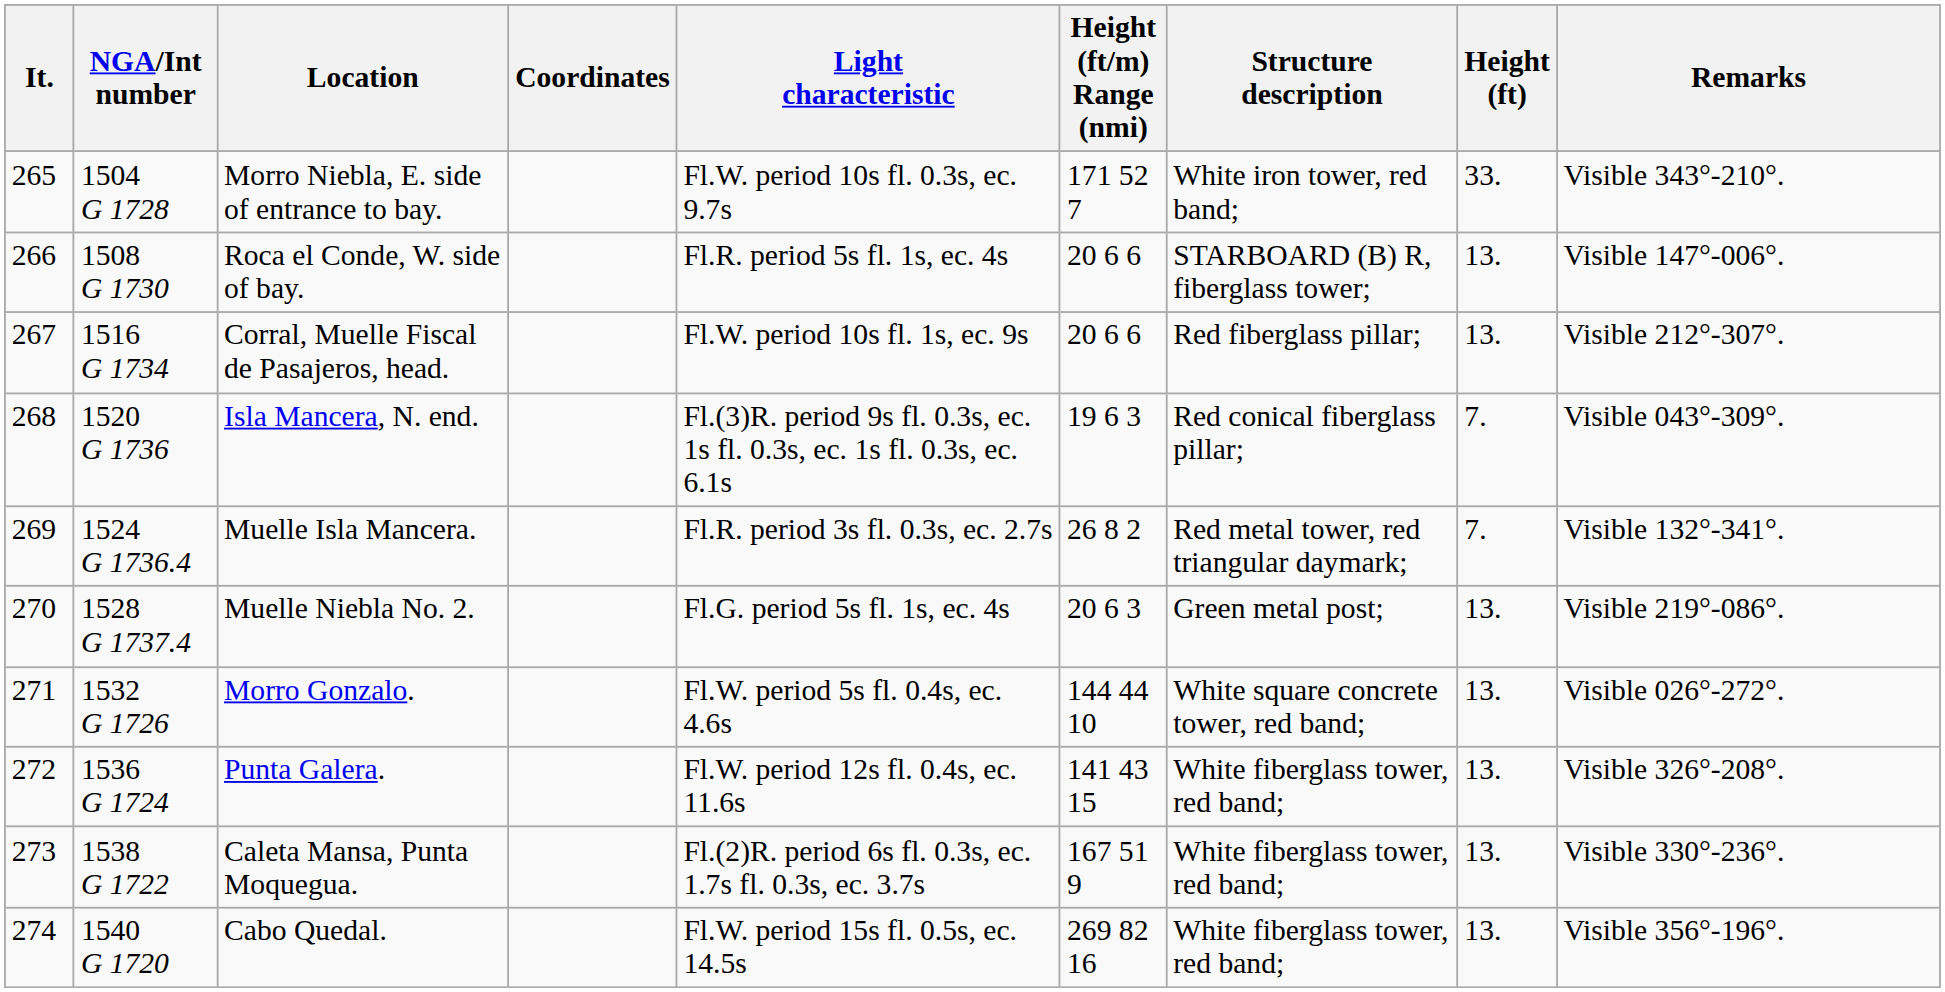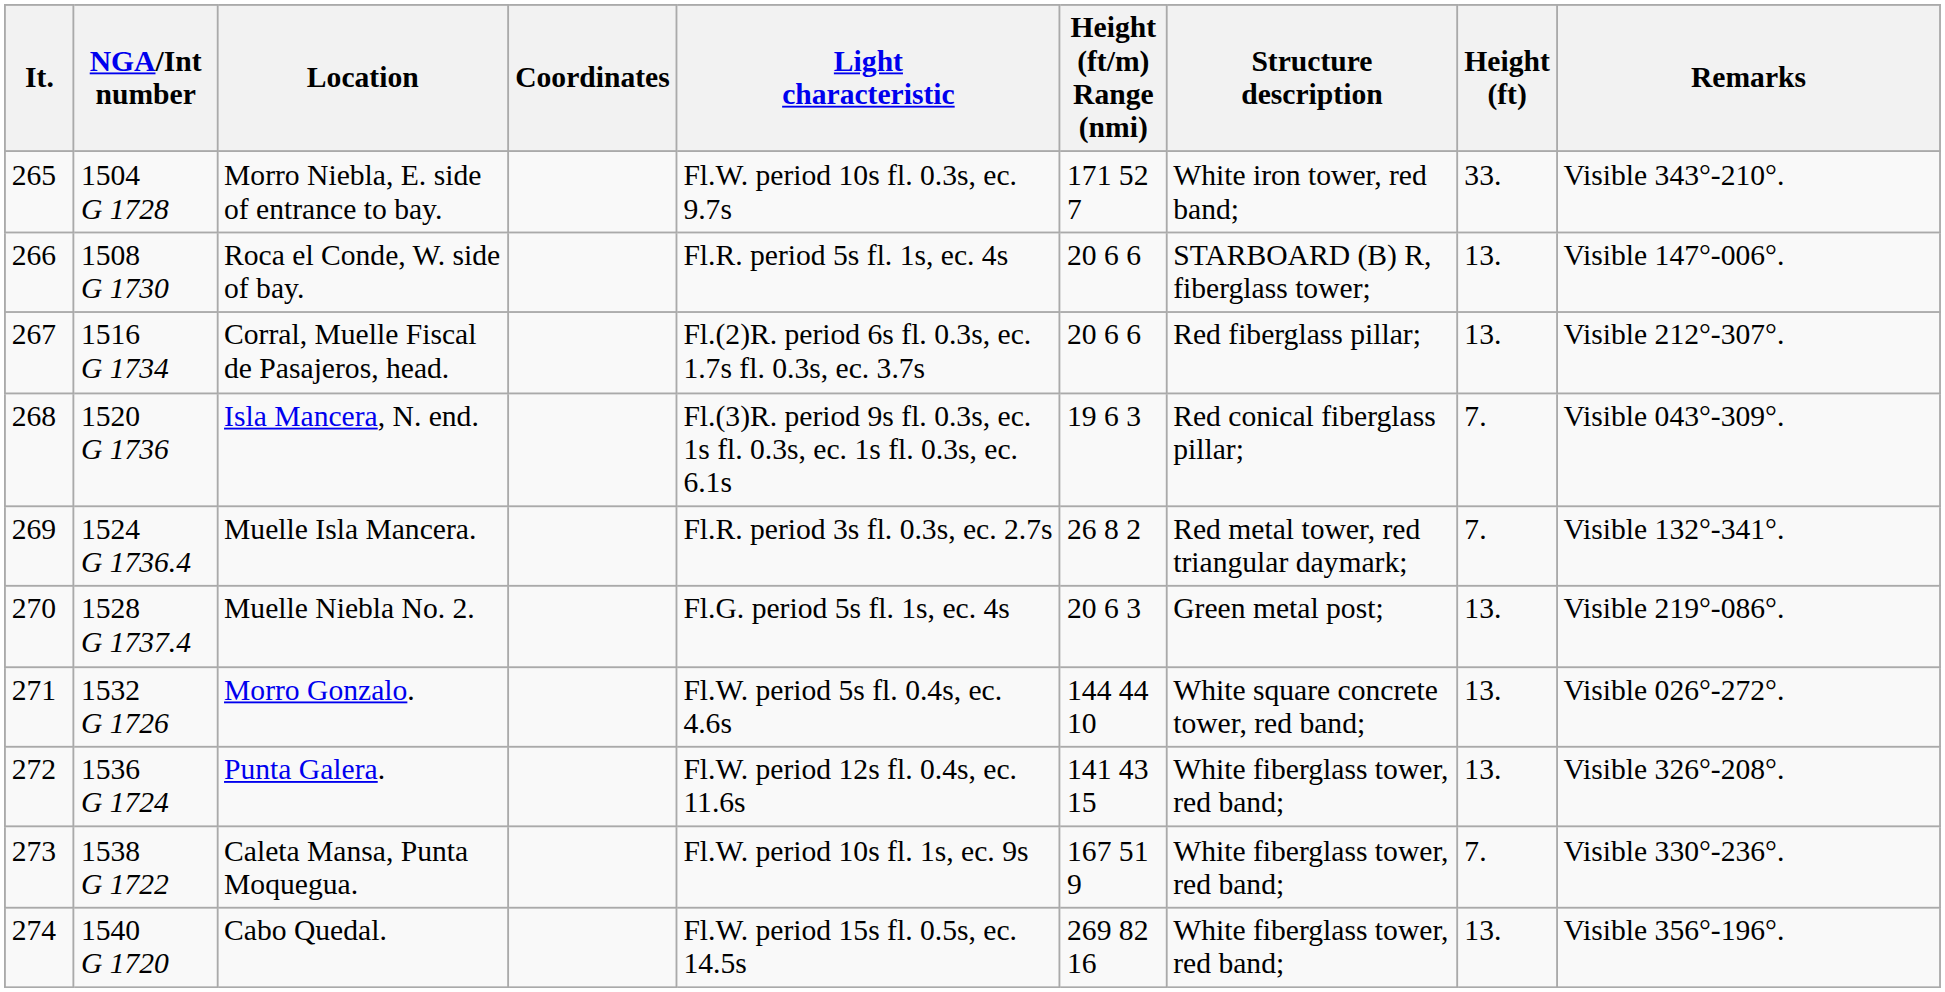(856, 335) Fl.W. period 10s fl. 1s, ec. 9s -> (857, 351) Fl.(2)R. period 6s fl. 0.3s, ec. 1.7s fl. 0.3s, ec. 3.7s
(857, 866) Fl.(2)R. period 6s fl. 0.3s, ec. 1.7s fl. 0.3s, ec. 3.7s -> (856, 850) Fl.W. period 10s fl. 1s, ec. 9s
(1483, 850) 13. -> (1475, 850) 7.
